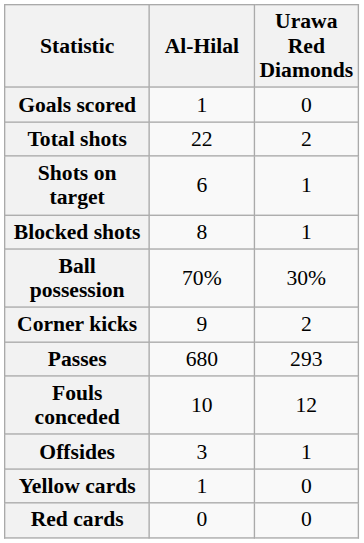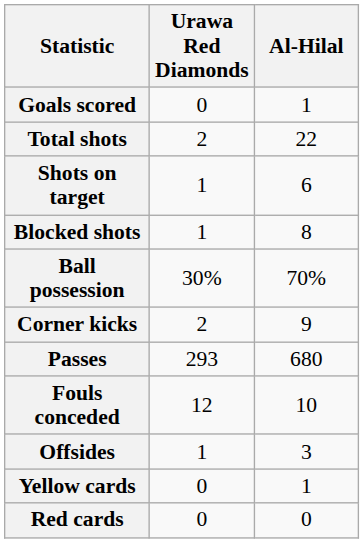columns swapped: (202, 45) <-> (306, 45)
